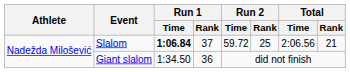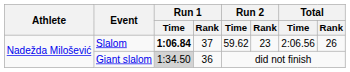(236, 44) 59.72 -> (236, 44) 59.62
(265, 44) 25 -> (265, 44) 23
(331, 44) 21 -> (331, 44) 26
(174, 60) no background -> (174, 60) lightgrey background
